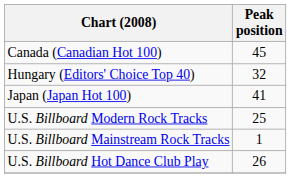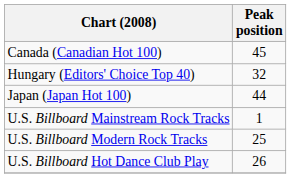(259, 96) 41 -> (259, 96) 44
rows swapped: (119, 140) <-> (107, 118)
